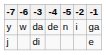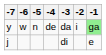columns swapped: (67, 12) <-> (38, 12)
(94, 27) no background -> (94, 27) lightgreen background
